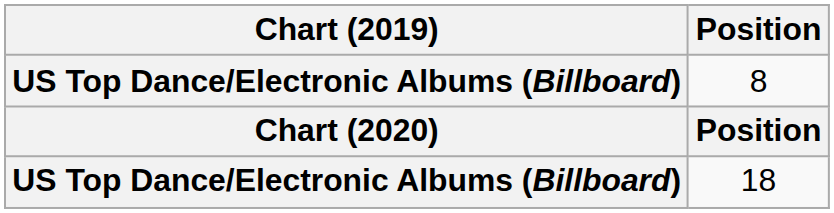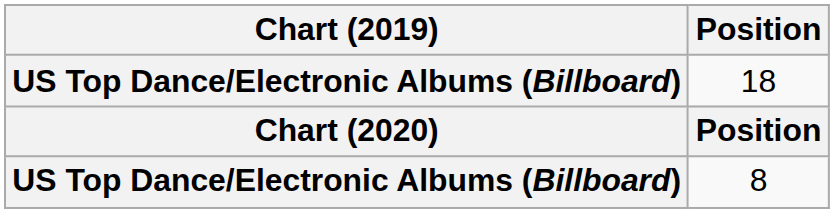rows swapped: (759, 181) <-> (759, 80)
